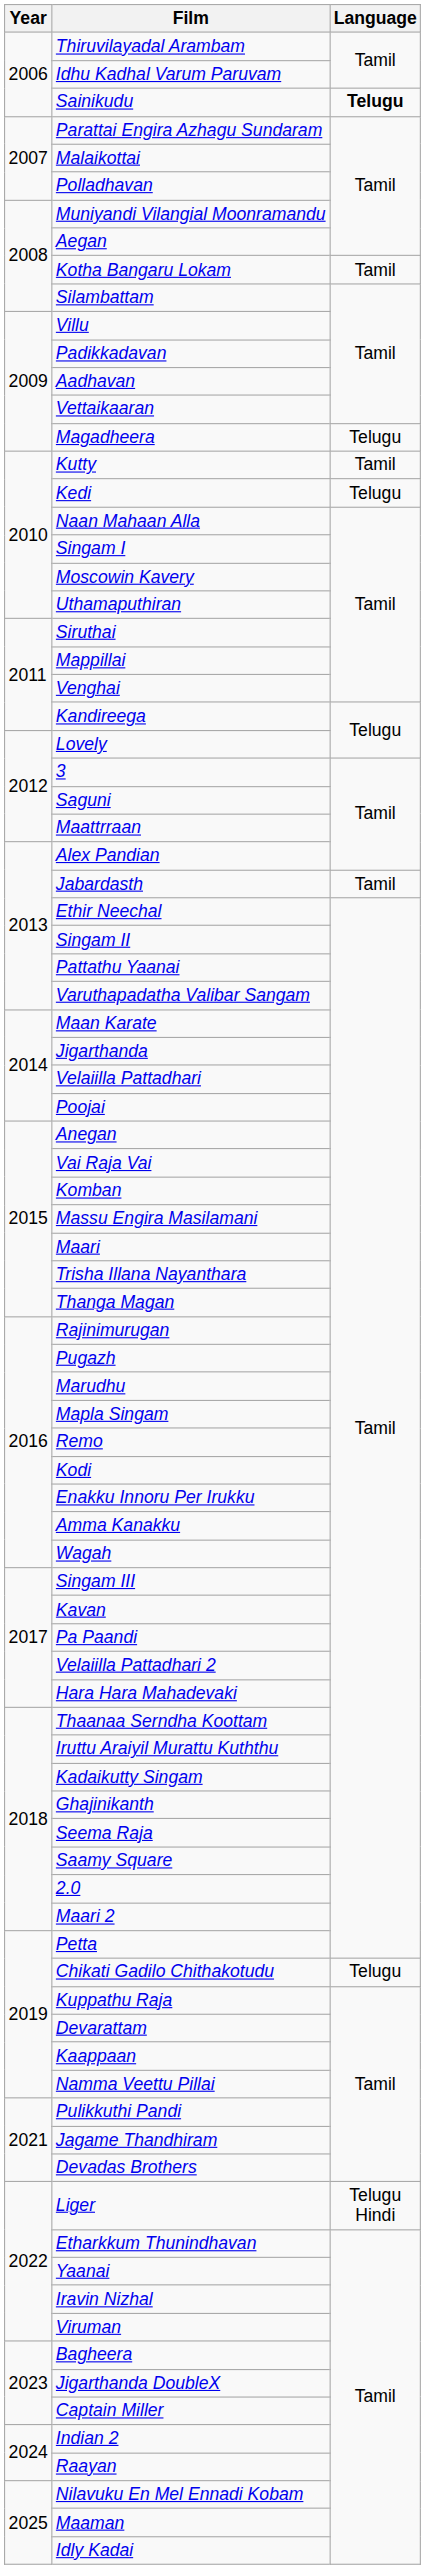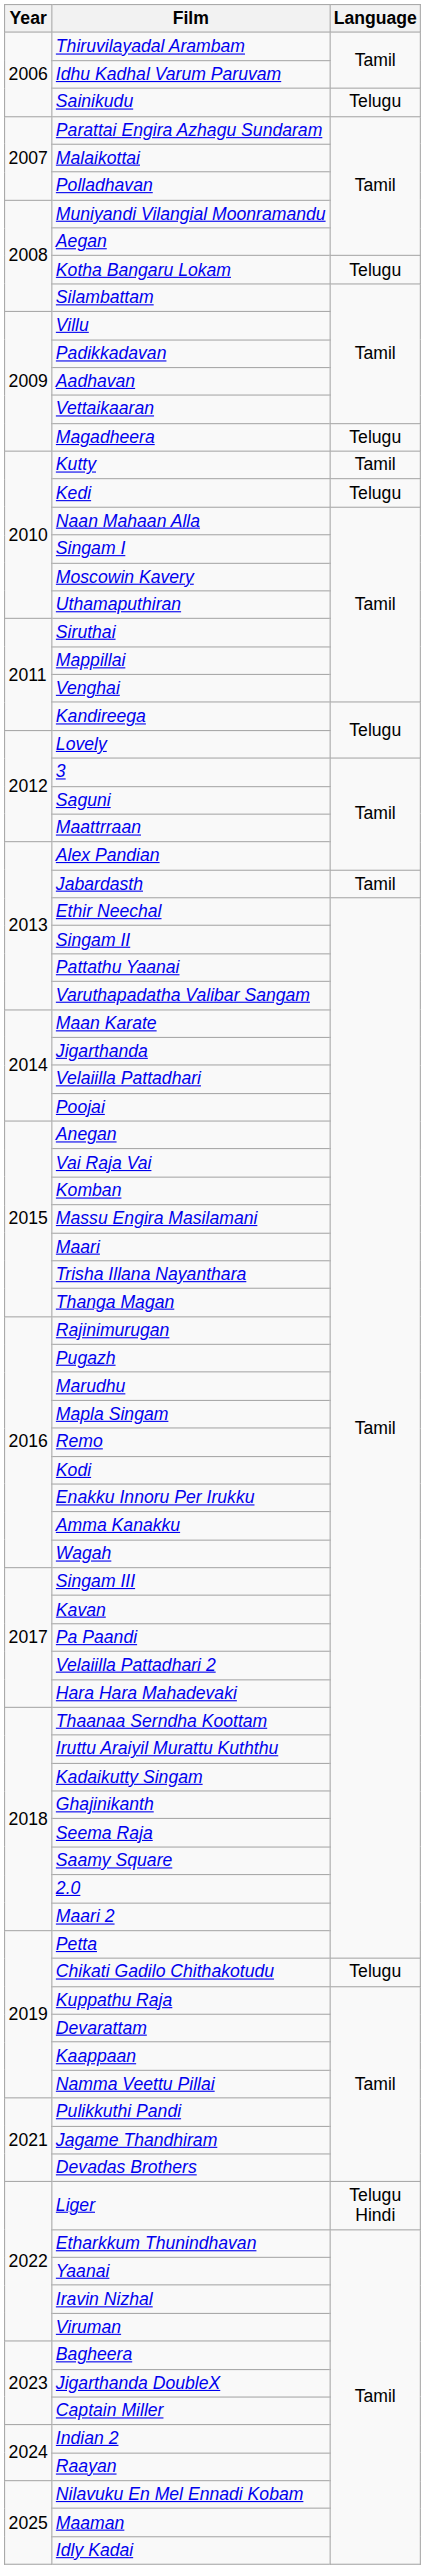(375, 102) bold -> (375, 102) normal
(375, 269) Tamil -> (375, 269) Telugu
